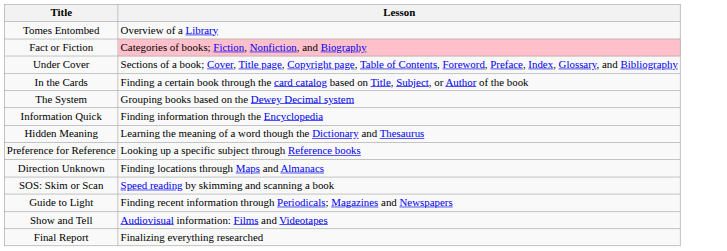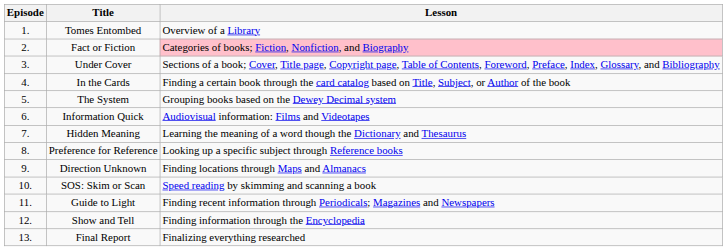+ column: (25, 13)
(222, 116) Finding information through the Encyclopedia -> (266, 116) Audiovisual information: Films and Videotapes
(224, 220) Audiovisual information: Films and Videotapes -> (264, 220) Finding information through the Encyclopedia
